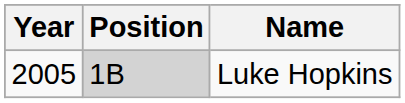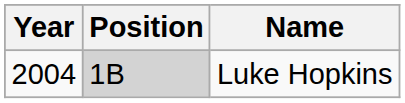(44, 73) 2005 -> (44, 73) 2004
